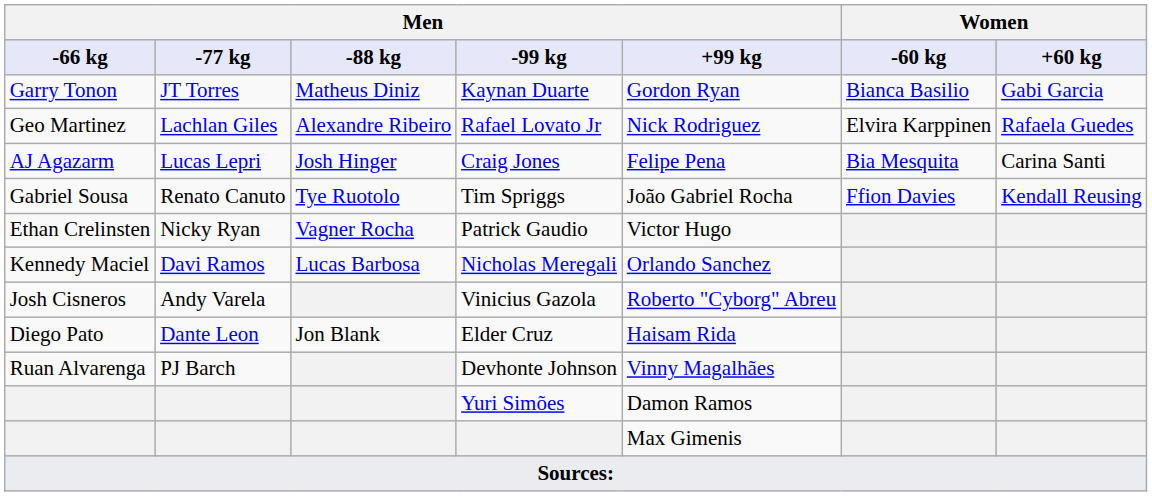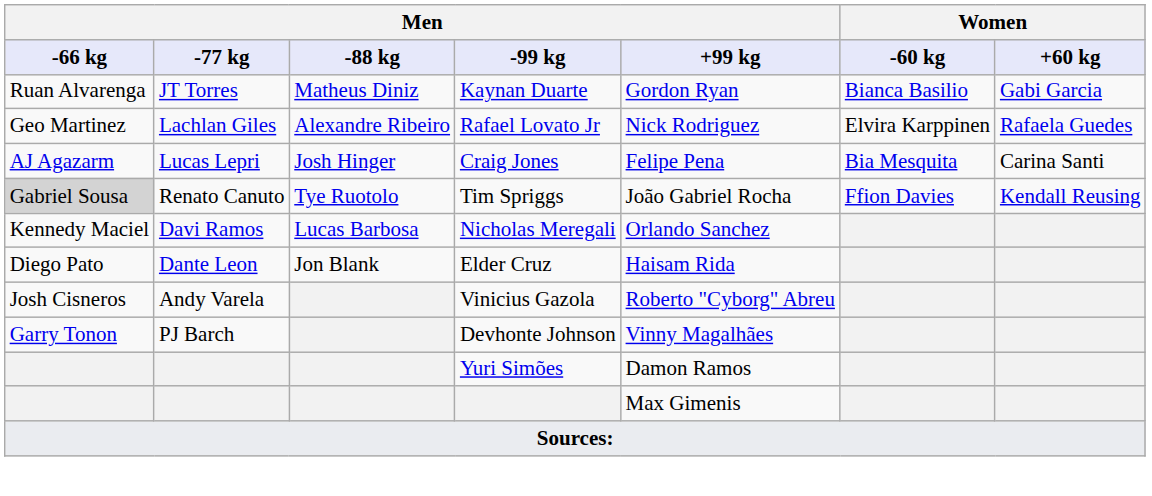(63, 91) Garry Tonon -> (78, 91) Ruan Alvarenga
(69, 195) no background -> (69, 195) lightgrey background
- row: (524, 230)
rows swapped: (507, 334) <-> (528, 299)
(78, 368) Ruan Alvarenga -> (63, 334) Garry Tonon
